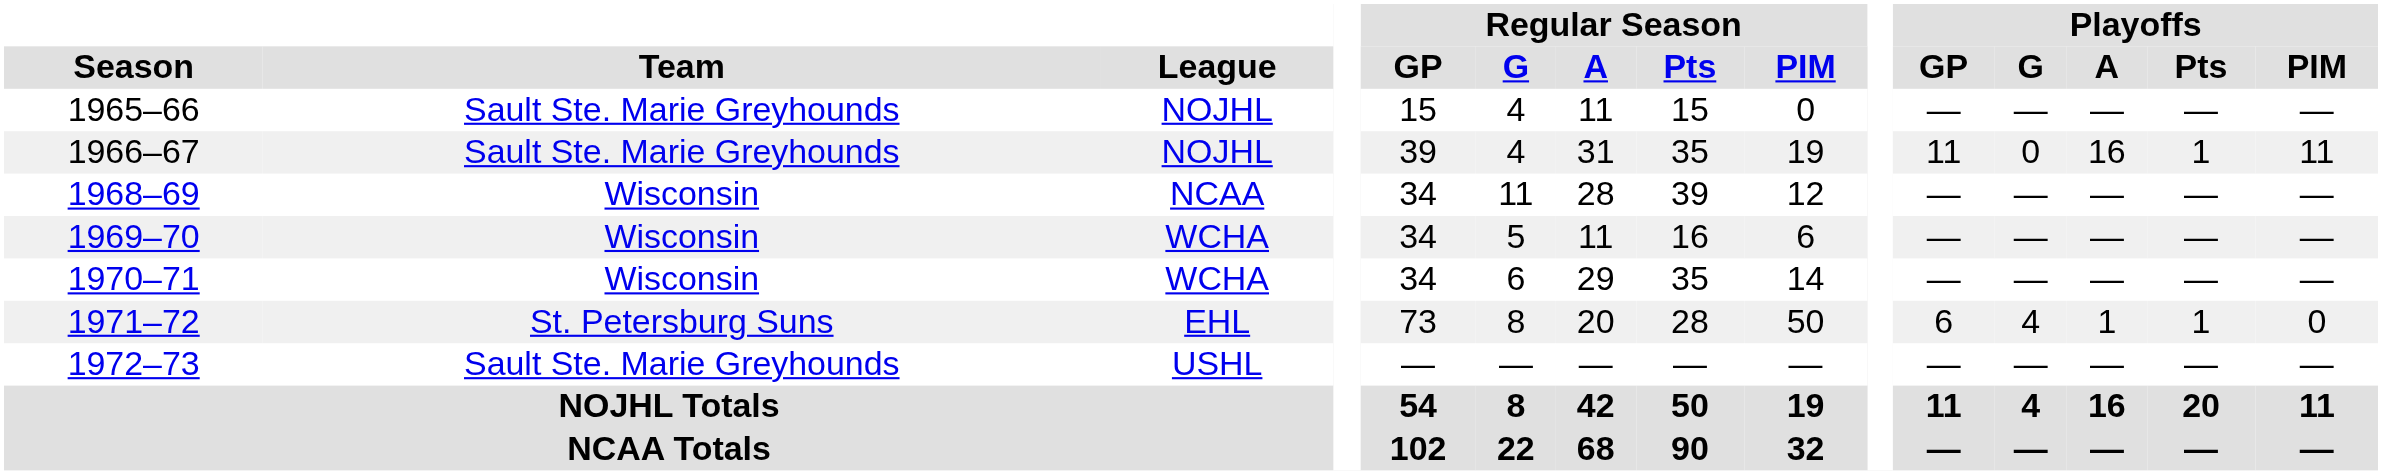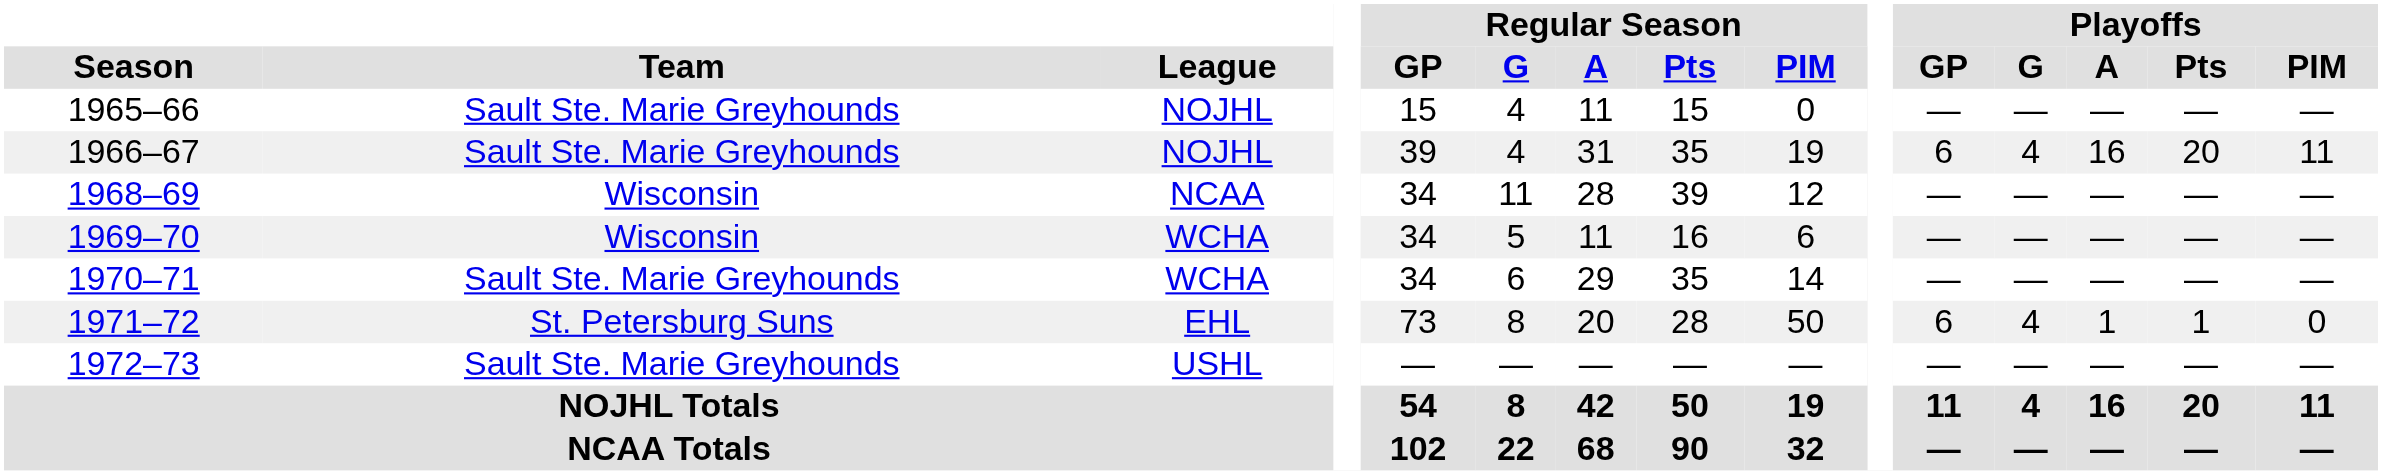(1944, 151) 11 -> (1944, 151) 6
(2031, 151) 0 -> (2031, 151) 4
(2201, 151) 1 -> (2201, 151) 20
(682, 279) Wisconsin -> (682, 279) Sault Ste. Marie Greyhounds
